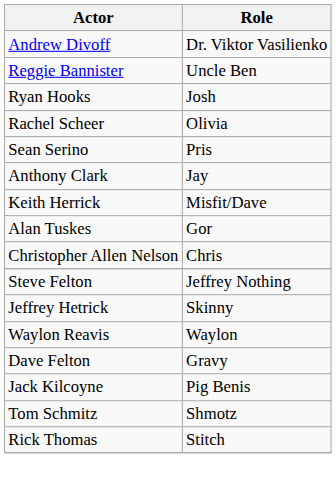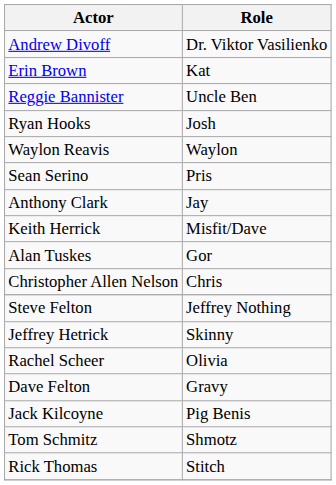+ row: (47, 70)
rows swapped: (56, 123) <-> (59, 334)
